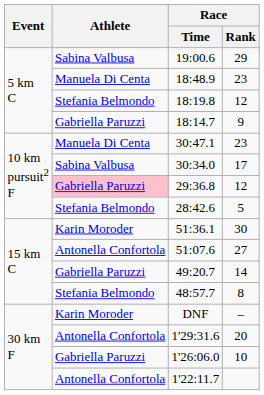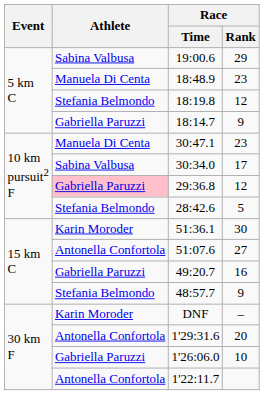(241, 272) 14 -> (241, 272) 16
(241, 293) 8 -> (241, 293) 9
